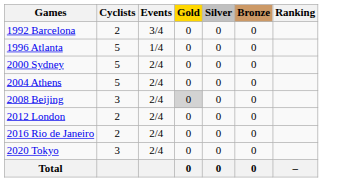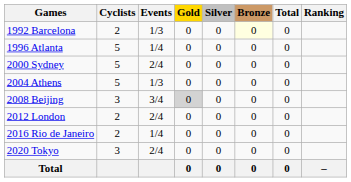+ column: (287, 13)
(156, 30) 3/4 -> (156, 30) 1/3
(254, 30) no background -> (254, 30) lightyellow background
(156, 82) 2/4 -> (156, 82) 1/3
(156, 99) 2/4 -> (156, 99) 3/4
(156, 133) 2/4 -> (156, 133) 1/4
